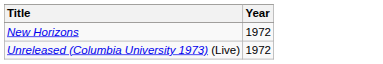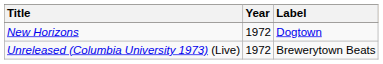+ column: (291, 13)
